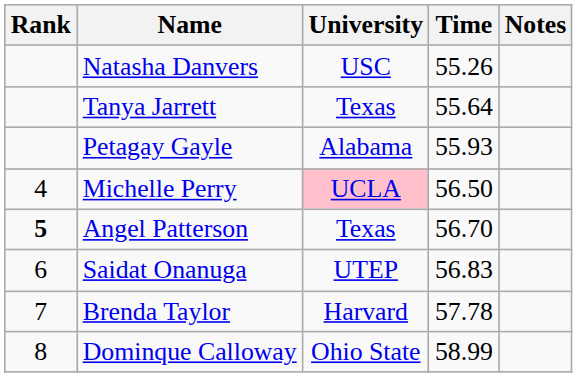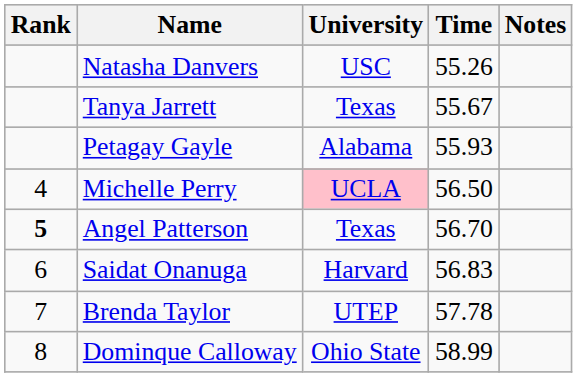(464, 106) 55.64 -> (464, 106) 55.67
(366, 270) UTEP -> (366, 270) Harvard
(366, 310) Harvard -> (366, 310) UTEP
